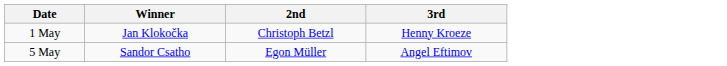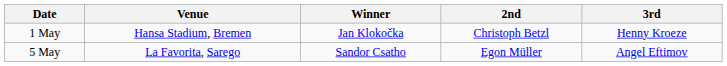+ column: (193, 14)
